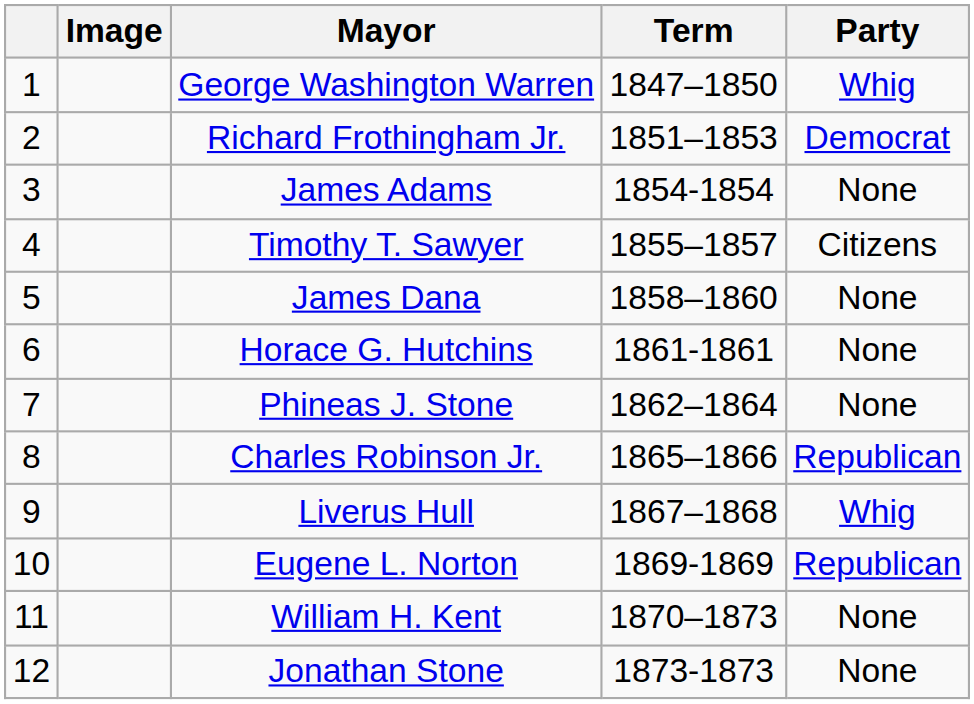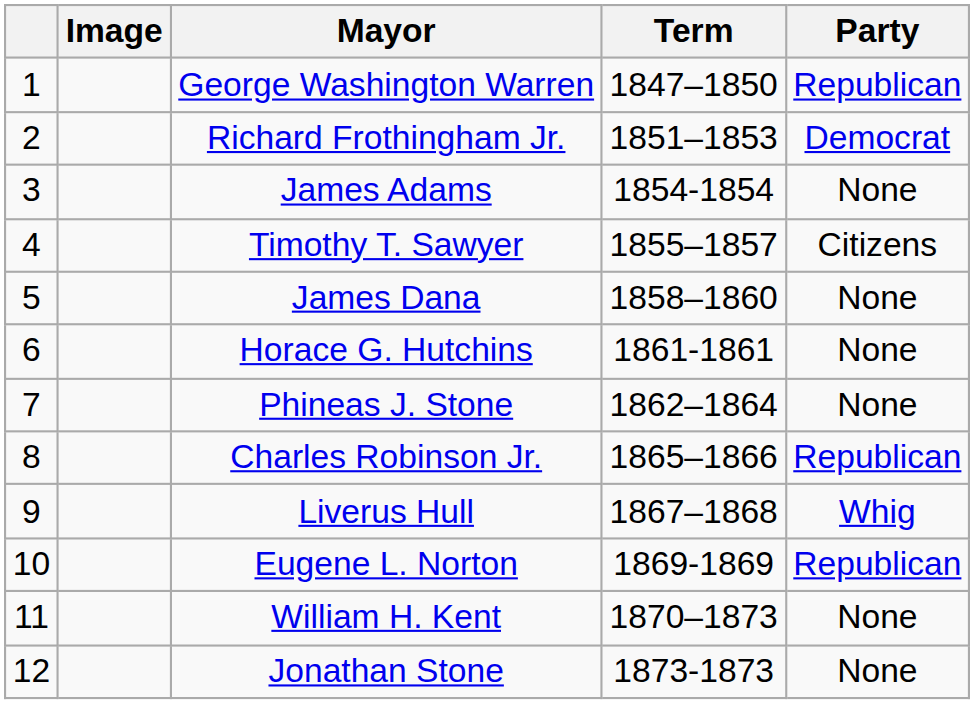(877, 84) Whig -> (877, 84) Republican
